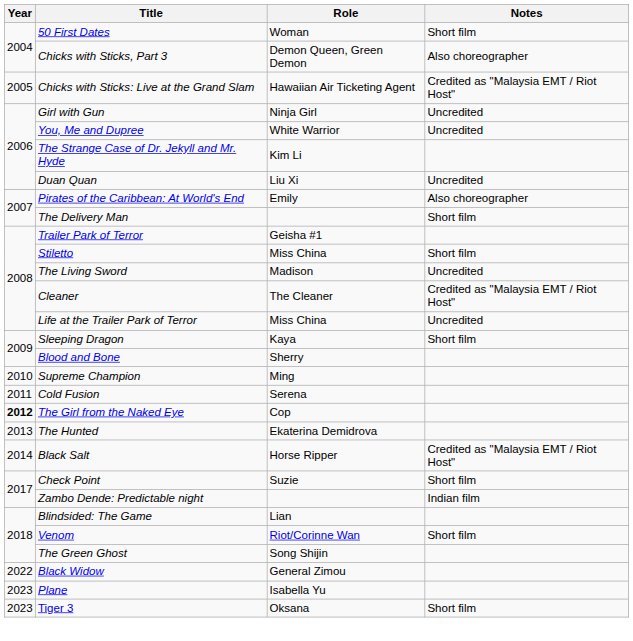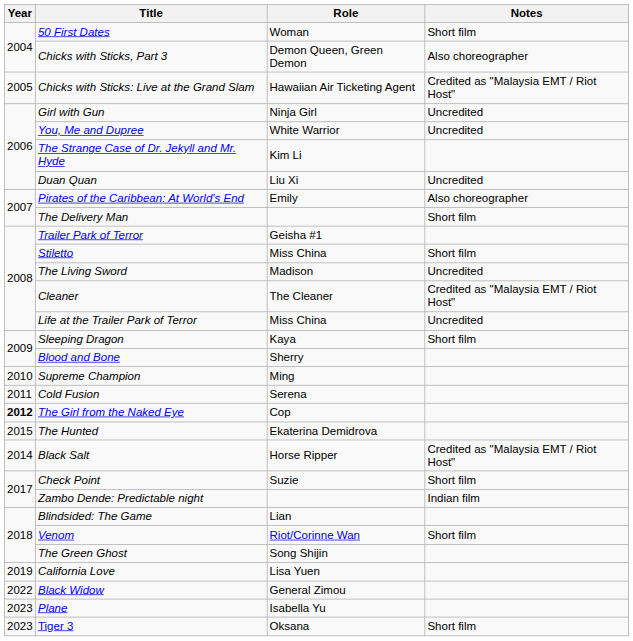(20, 430) 2013 -> (20, 430) 2015
+ row: (76, 571)
